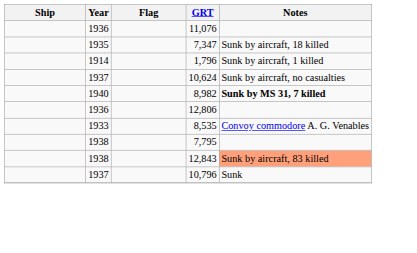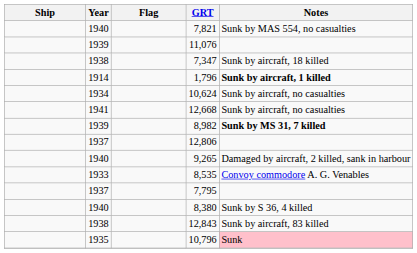+ row: (205, 28)
(98, 28) 1936 -> (98, 45) 1939
(98, 45) 1935 -> (98, 61) 1938
(272, 61) normal -> (276, 77) bold
(98, 77) 1937 -> (98, 93) 1934
+ row: (203, 110)
(98, 93) 1940 -> (98, 126) 1939
(98, 110) 1936 -> (98, 142) 1937
+ row: (205, 158)
(98, 142) 1938 -> (98, 191) 1937
+ row: (205, 207)
(275, 158) lightsalmon background -> (275, 223) no background
(98, 175) 1937 -> (98, 239) 1935
(232, 175) no background -> (232, 239) pink background
